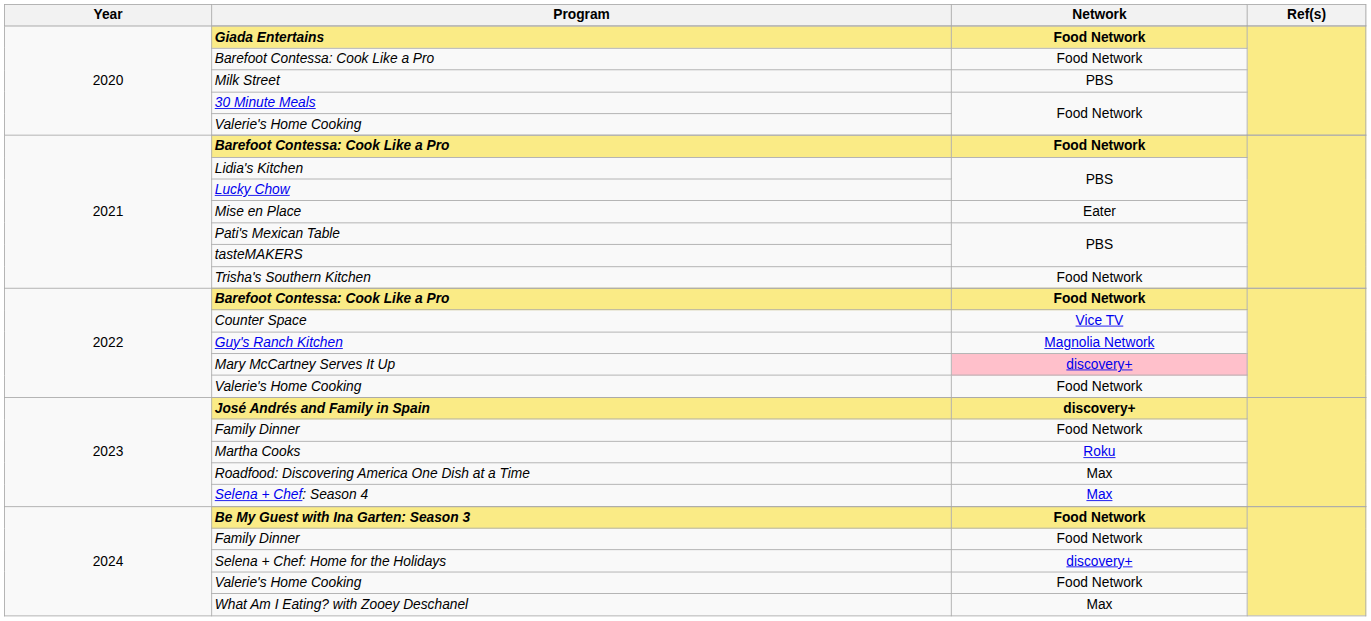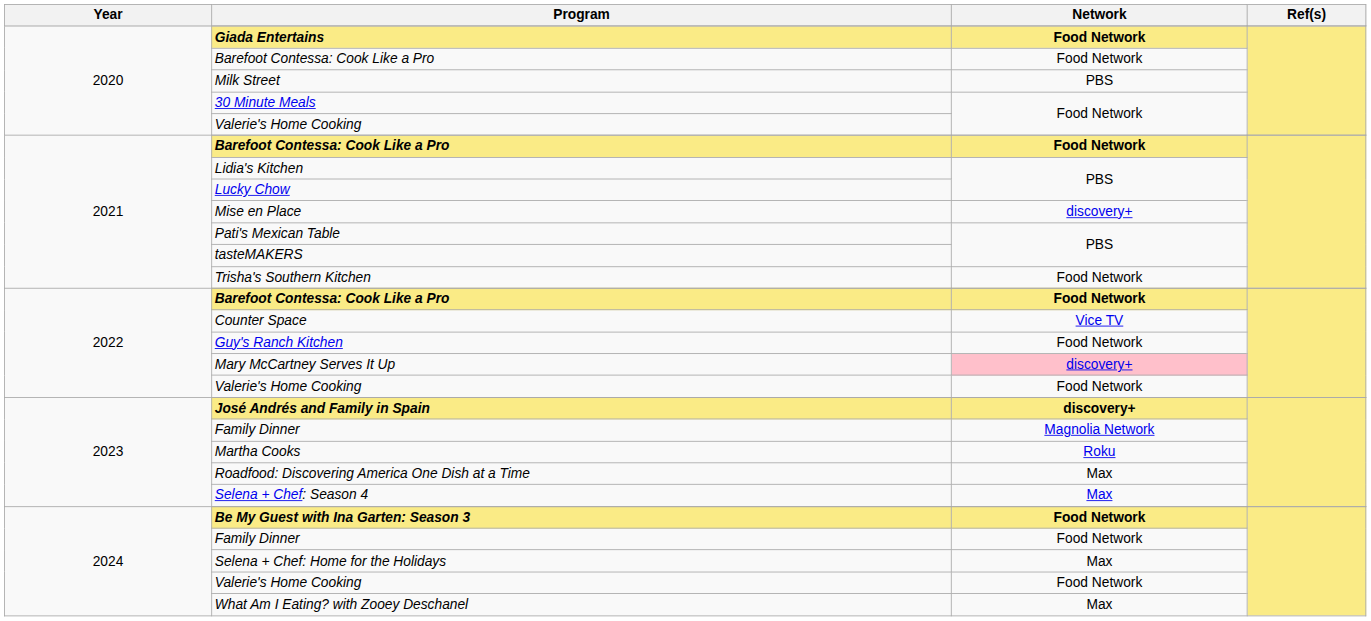(1099, 211) Eater -> (1099, 211) discovery+
(1099, 342) Magnolia Network -> (1099, 342) Food Network
(1099, 430) Food Network -> (1099, 430) Magnolia Network
(1099, 560) discovery+ -> (1099, 560) Max
